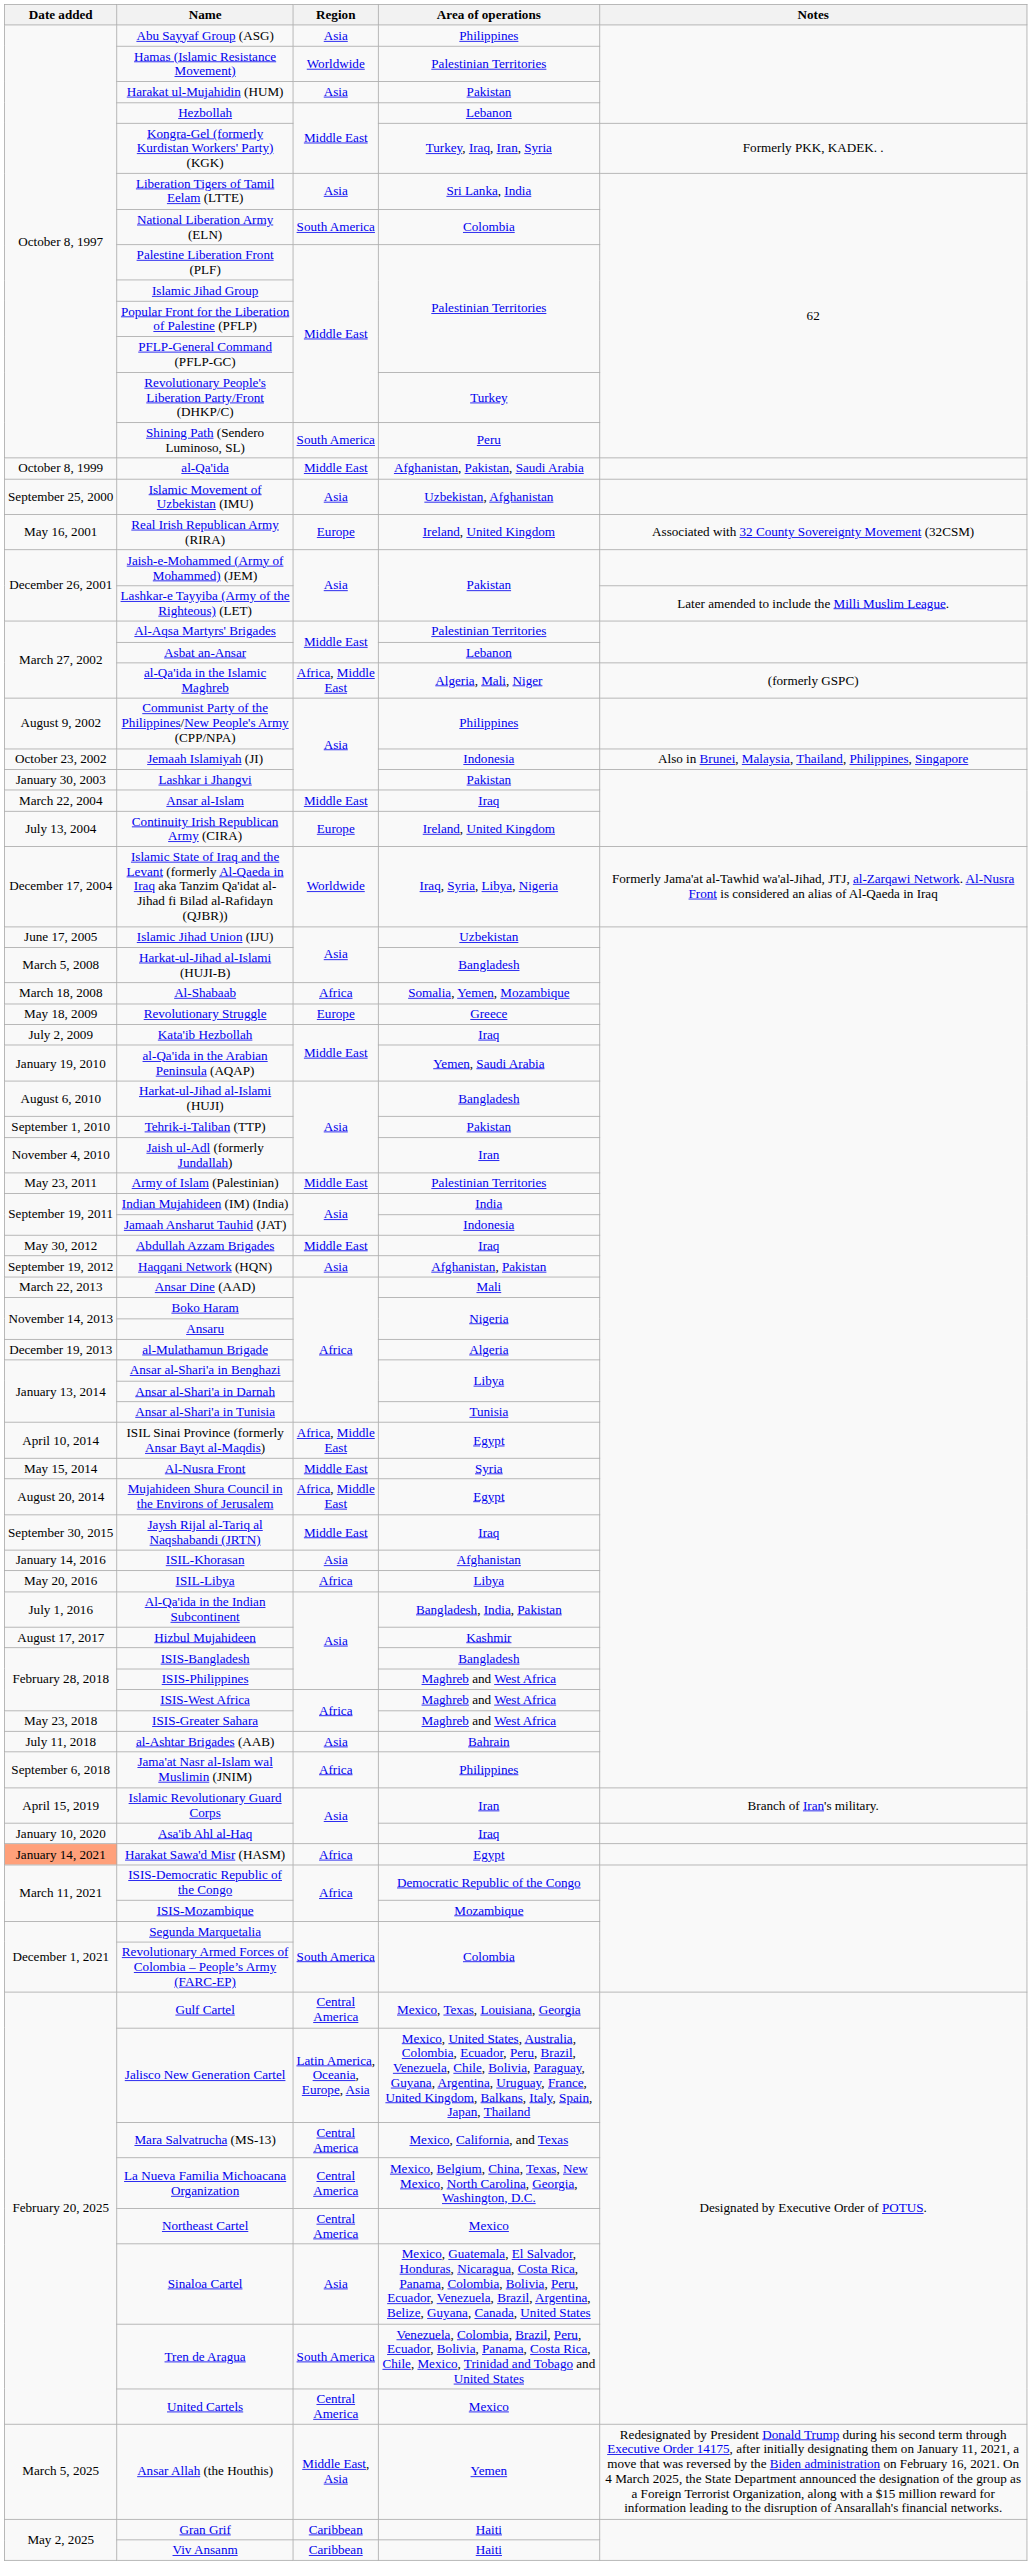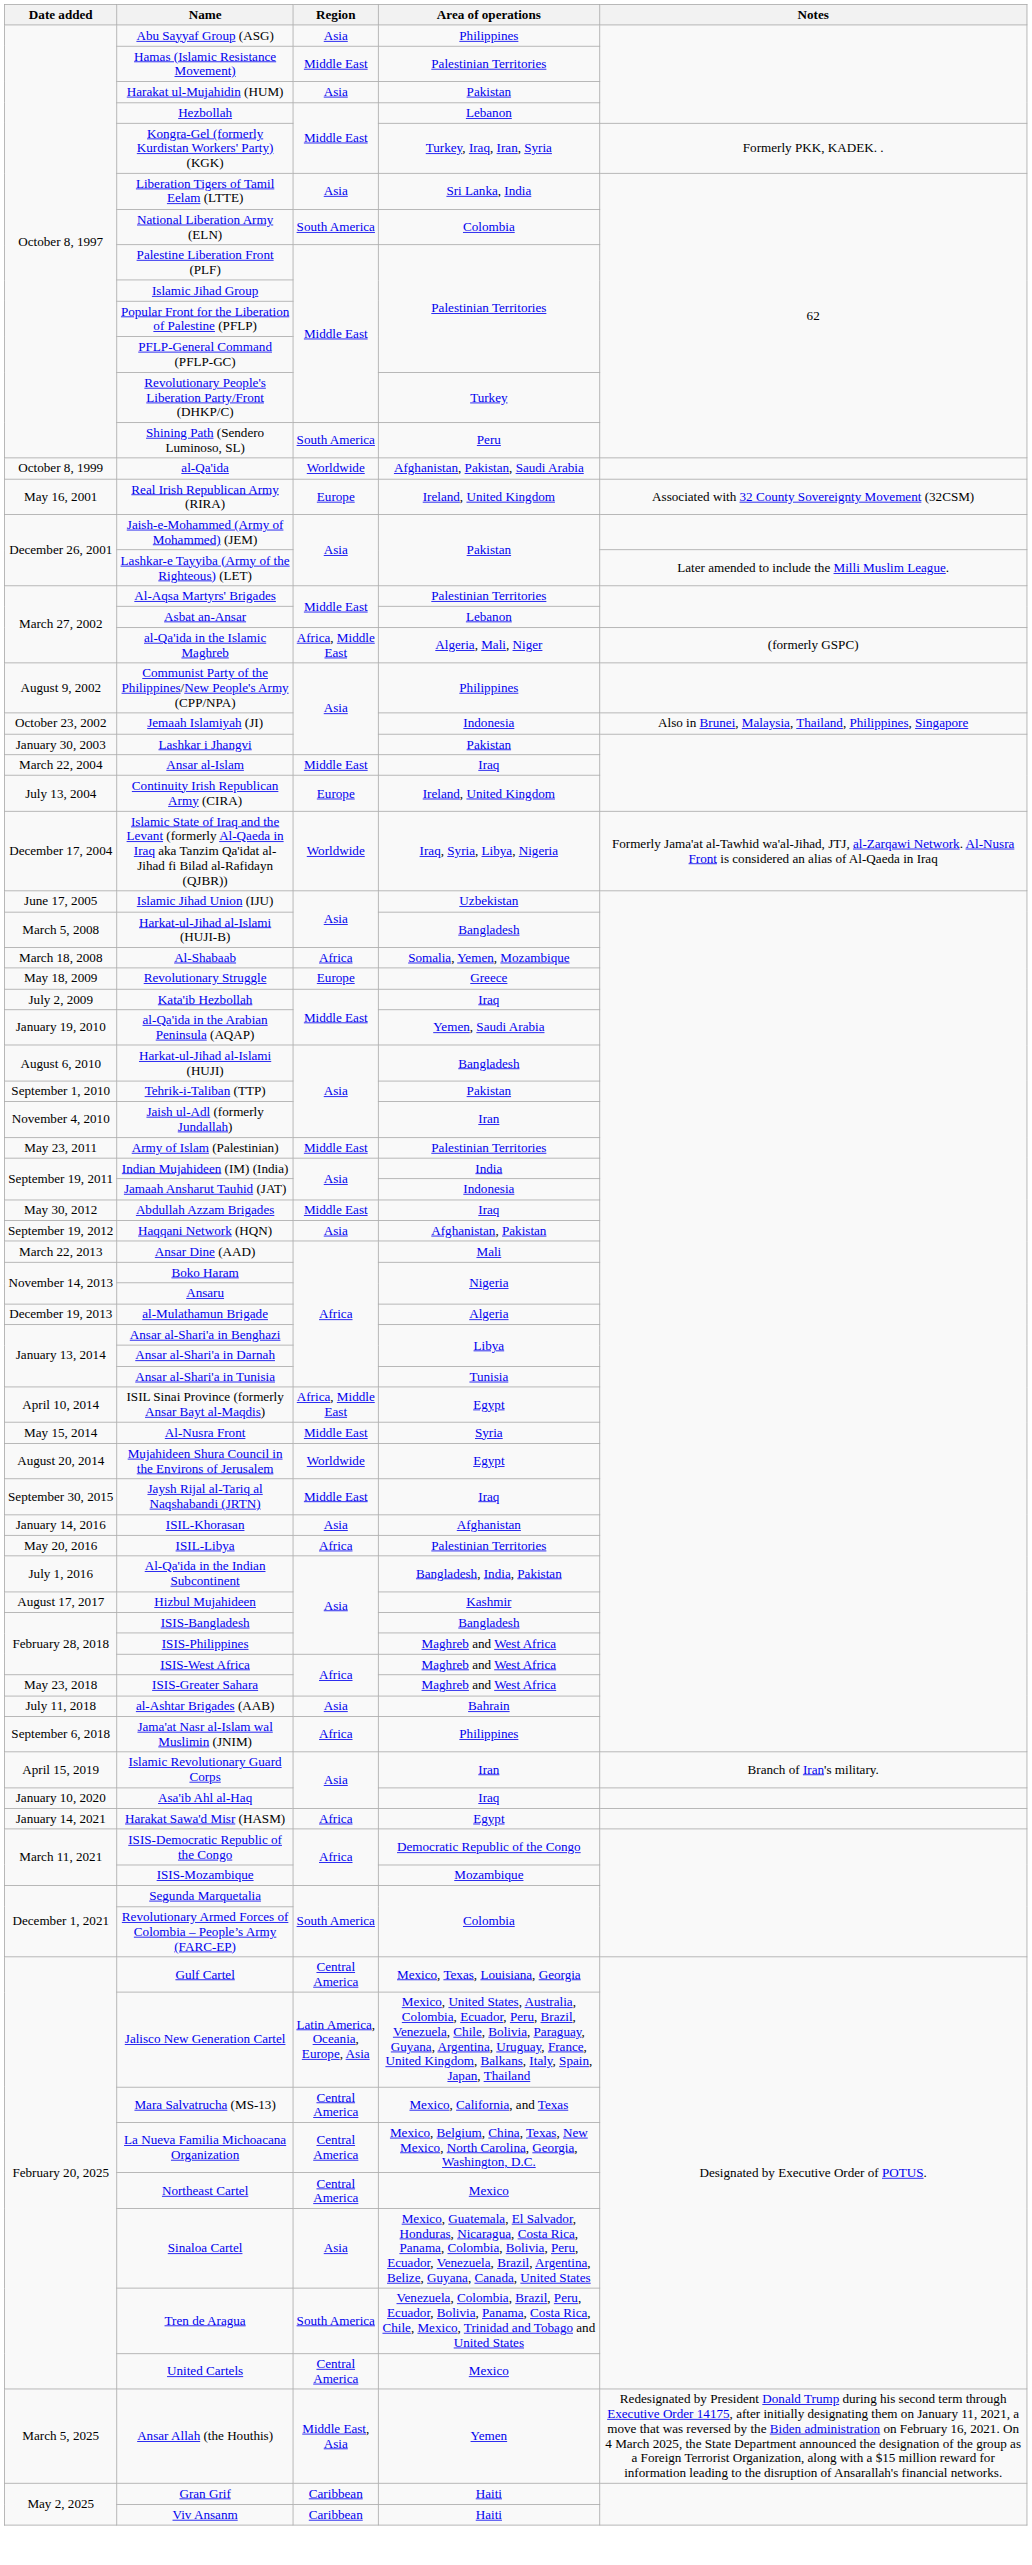(336, 63) Worldwide -> (336, 63) Middle East
(336, 468) Middle East -> (336, 468) Worldwide
- row: (205, 496)
(336, 1496) Africa, Middle East -> (336, 1461) Worldwide
(489, 1581) Libya -> (489, 1545) Palestinian Territories
(61, 1854) lightsalmon background -> (61, 1818) no background
